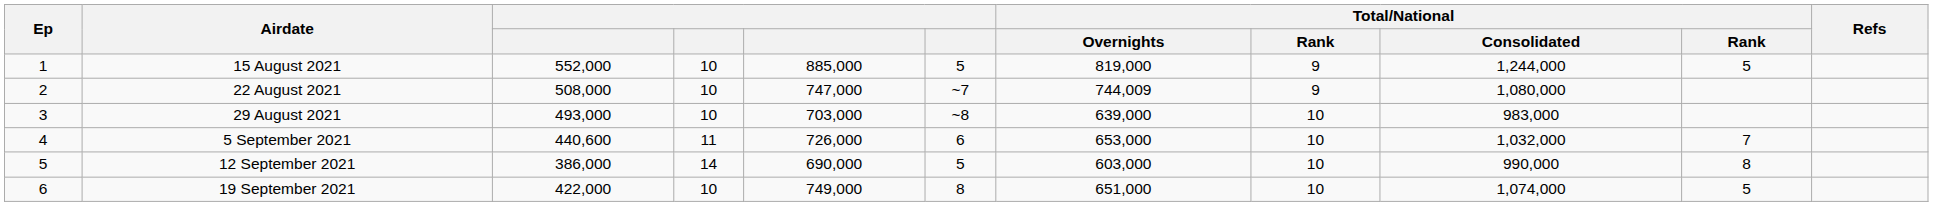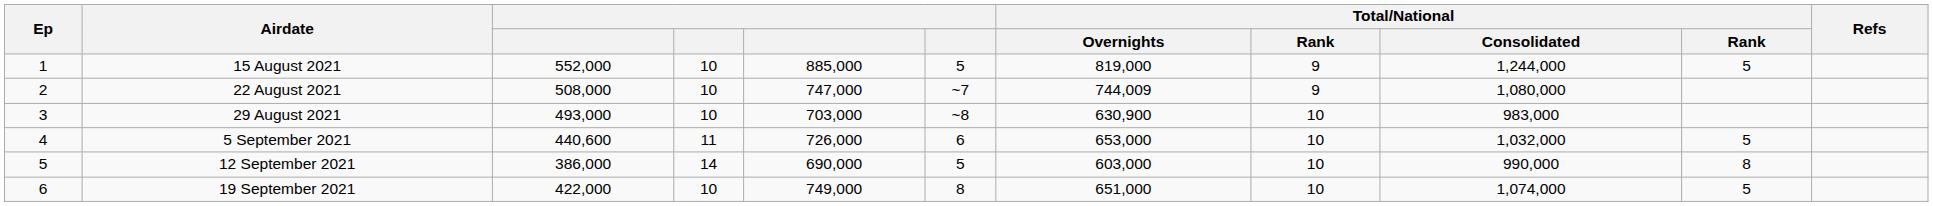(1123, 115) 639,000 -> (1123, 115) 630,900
(1747, 139) 7 -> (1747, 139) 5
